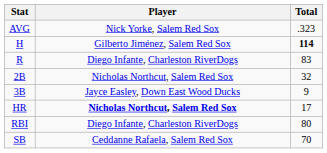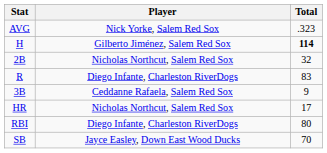rows swapped: (20, 60) <-> (20, 76)
(163, 92) Jayce Easley, Down East Wood Ducks -> (163, 92) Ceddanne Rafaela, Salem Red Sox
(163, 108) bold -> (163, 108) normal
(163, 140) Ceddanne Rafaela, Salem Red Sox -> (163, 140) Jayce Easley, Down East Wood Ducks
